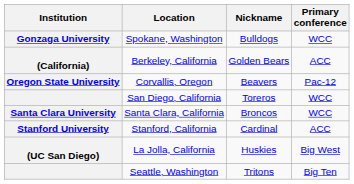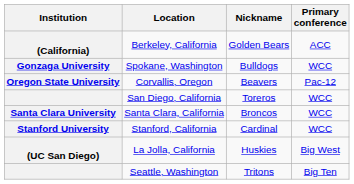rows swapped: (174, 60) <-> (174, 39)
(320, 129) ACC -> (320, 129) WCC
